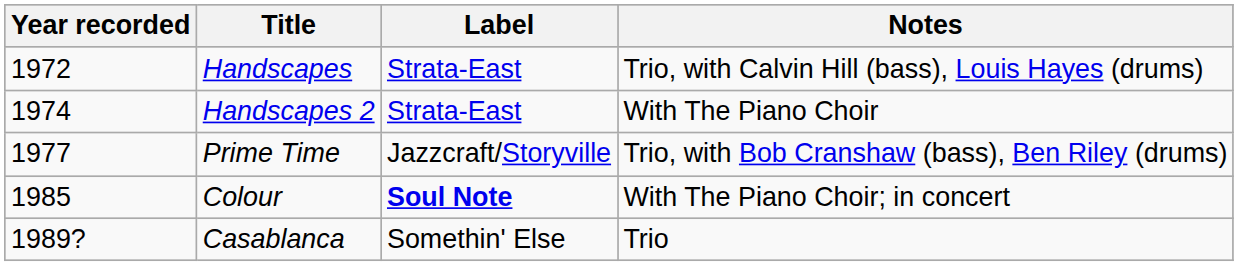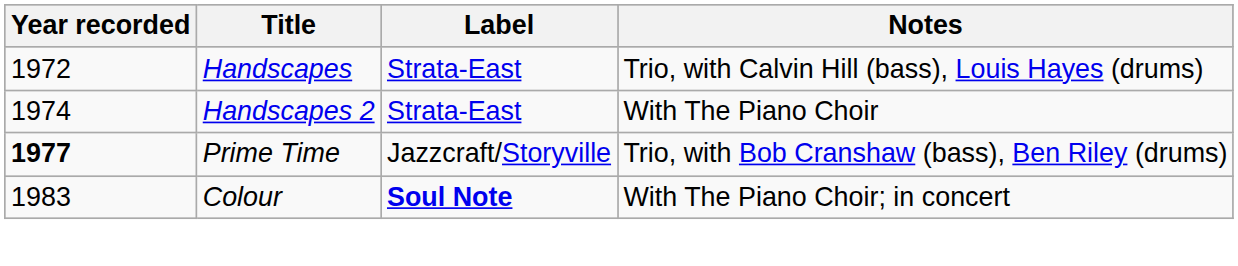(41, 153) normal -> (41, 153) bold
(41, 196) 1985 -> (41, 196) 1983
- row: (274, 238)
